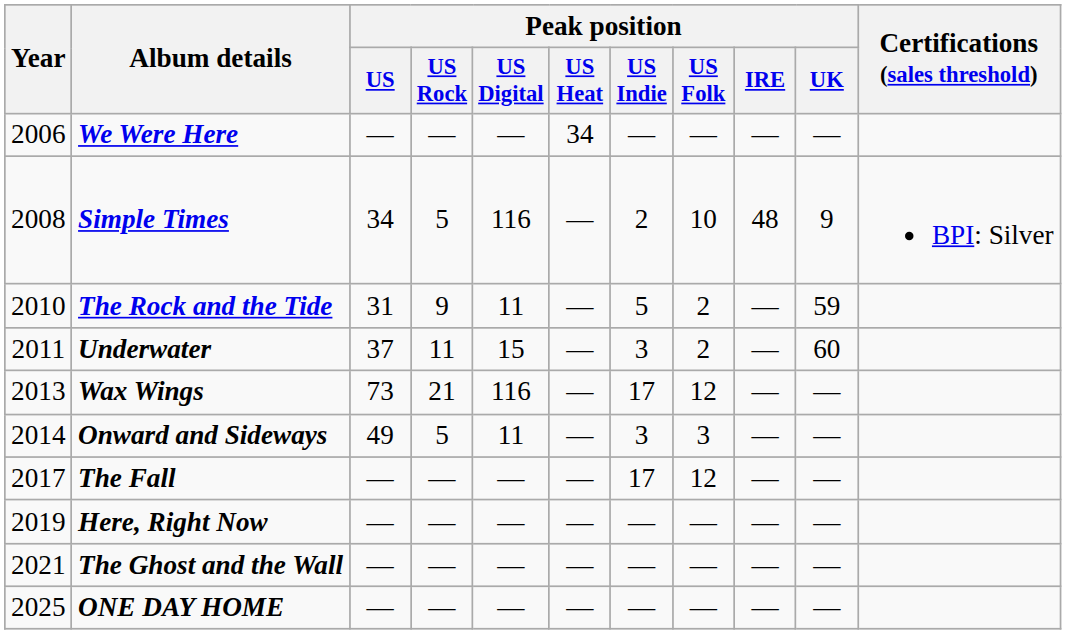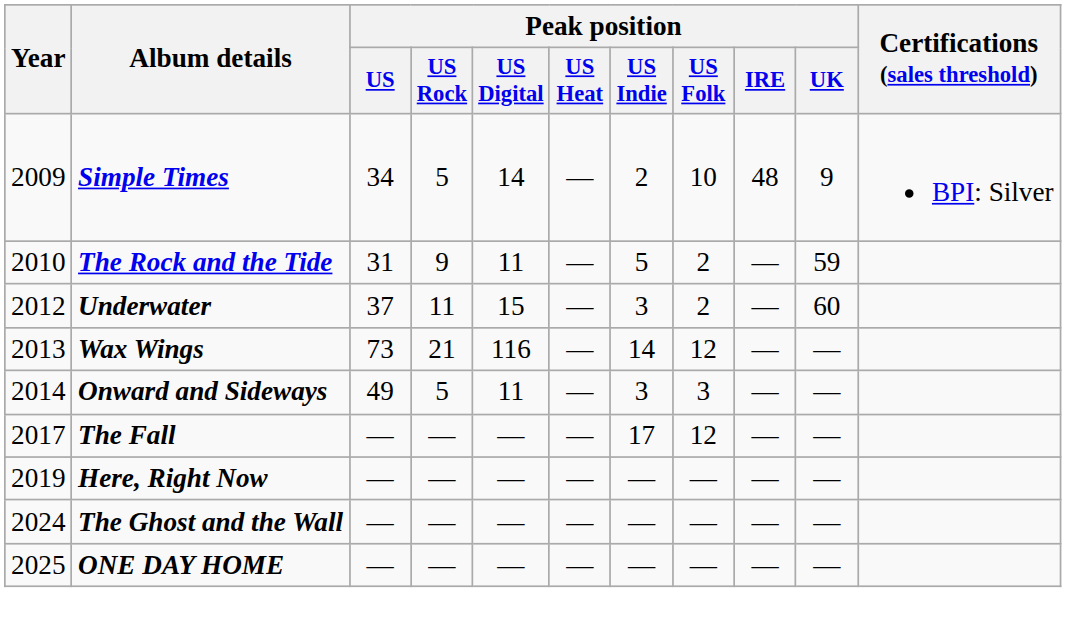- row: (158, 134)
(38, 219) 2008 -> (38, 176) 2009
(511, 219) 116 -> (511, 176) 14
(38, 348) 2011 -> (38, 305) 2012
(642, 391) 17 -> (642, 348) 14
(38, 564) 2021 -> (38, 521) 2024
